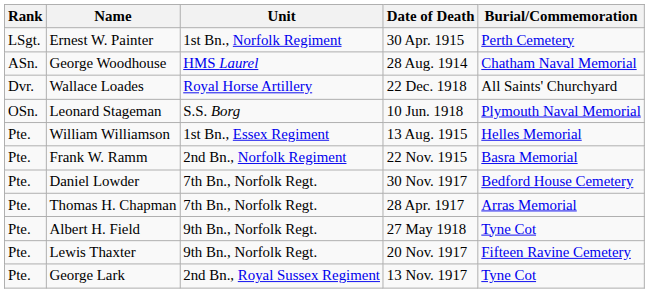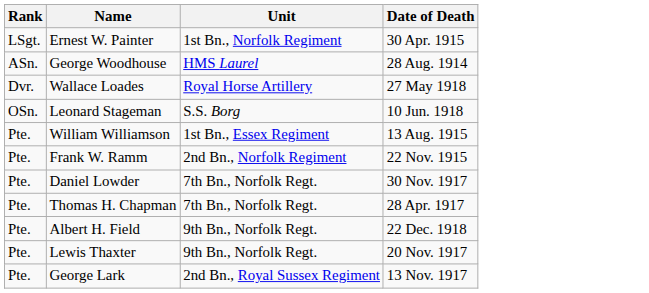- column: (561, 16)
(427, 87) 22 Dec. 1918 -> (427, 87) 27 May 1918
(427, 228) 27 May 1918 -> (427, 228) 22 Dec. 1918
